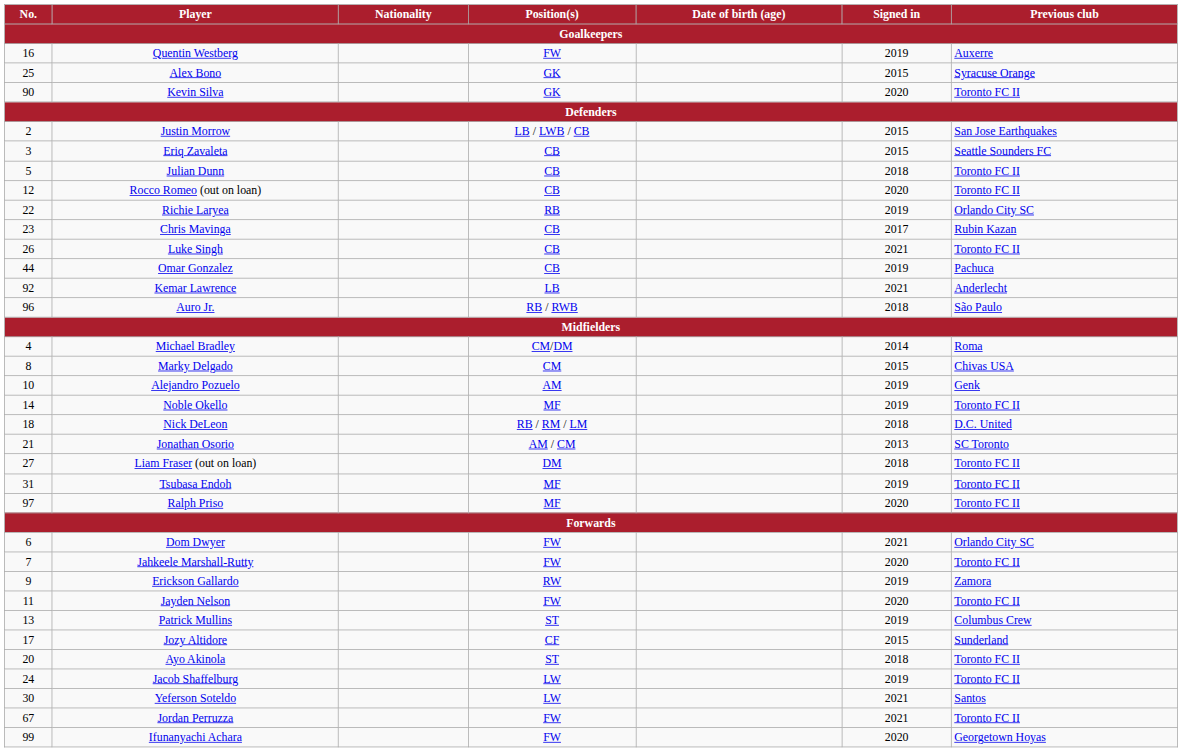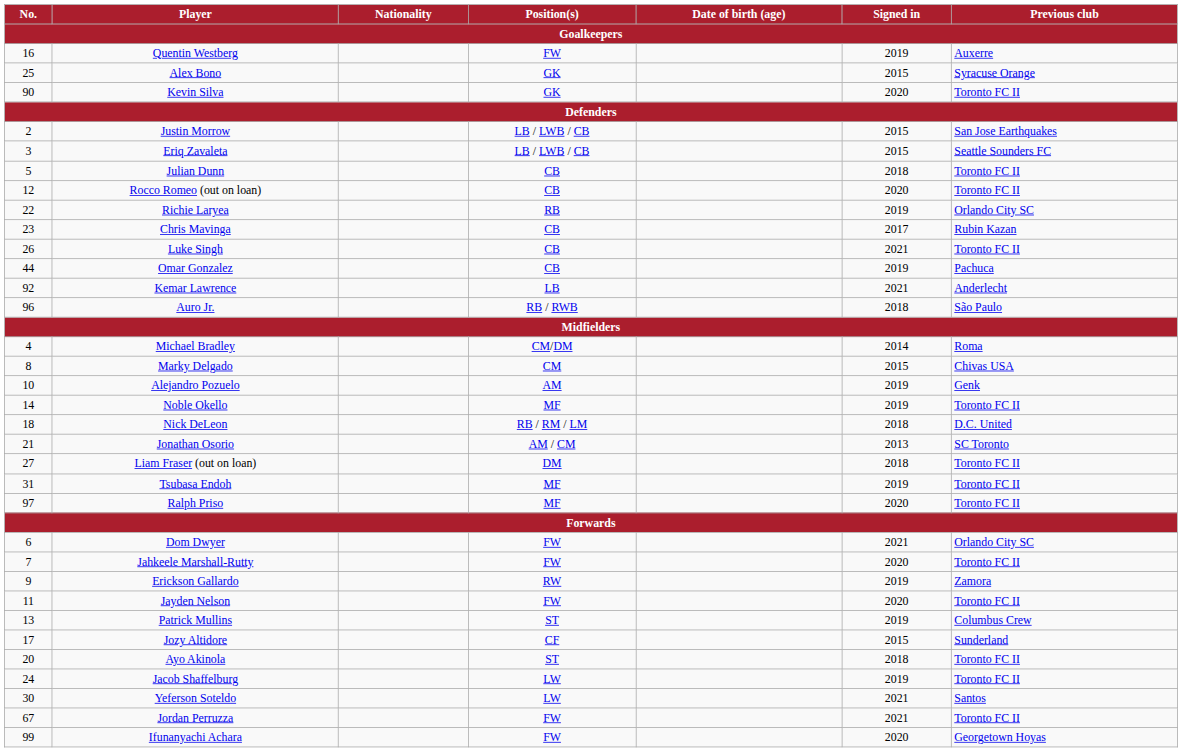(552, 151) CB -> (552, 151) LB / LWB / CB
